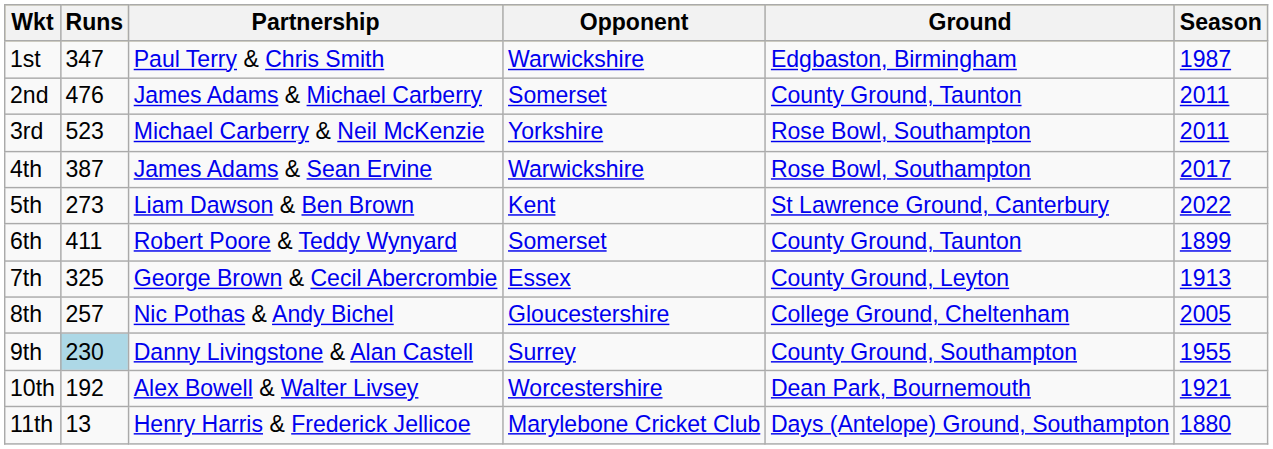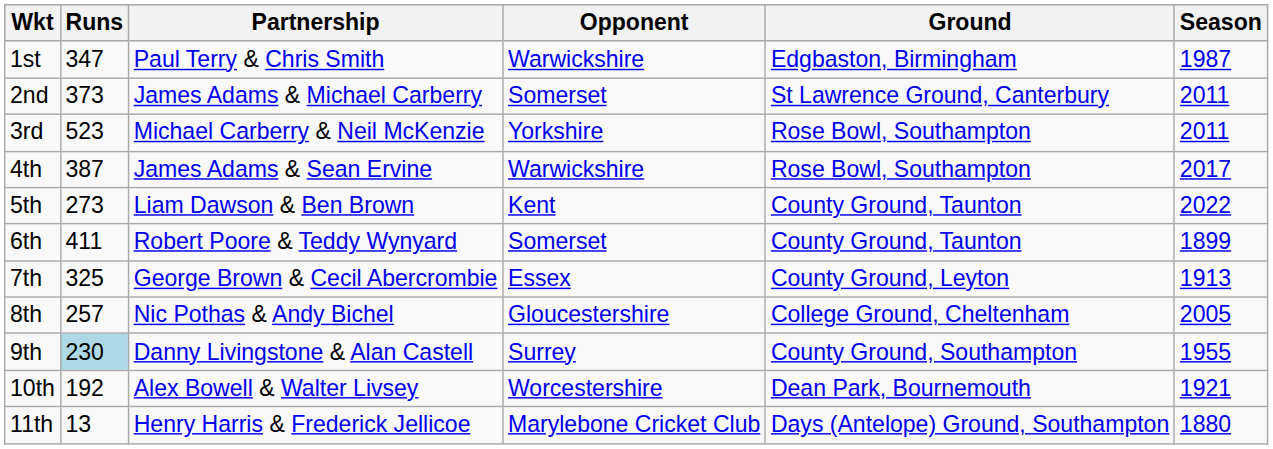(85, 95) 476 -> (85, 95) 373
(896, 95) County Ground, Taunton -> (940, 95) St Lawrence Ground, Canterbury
(940, 205) St Lawrence Ground, Canterbury -> (896, 205) County Ground, Taunton
